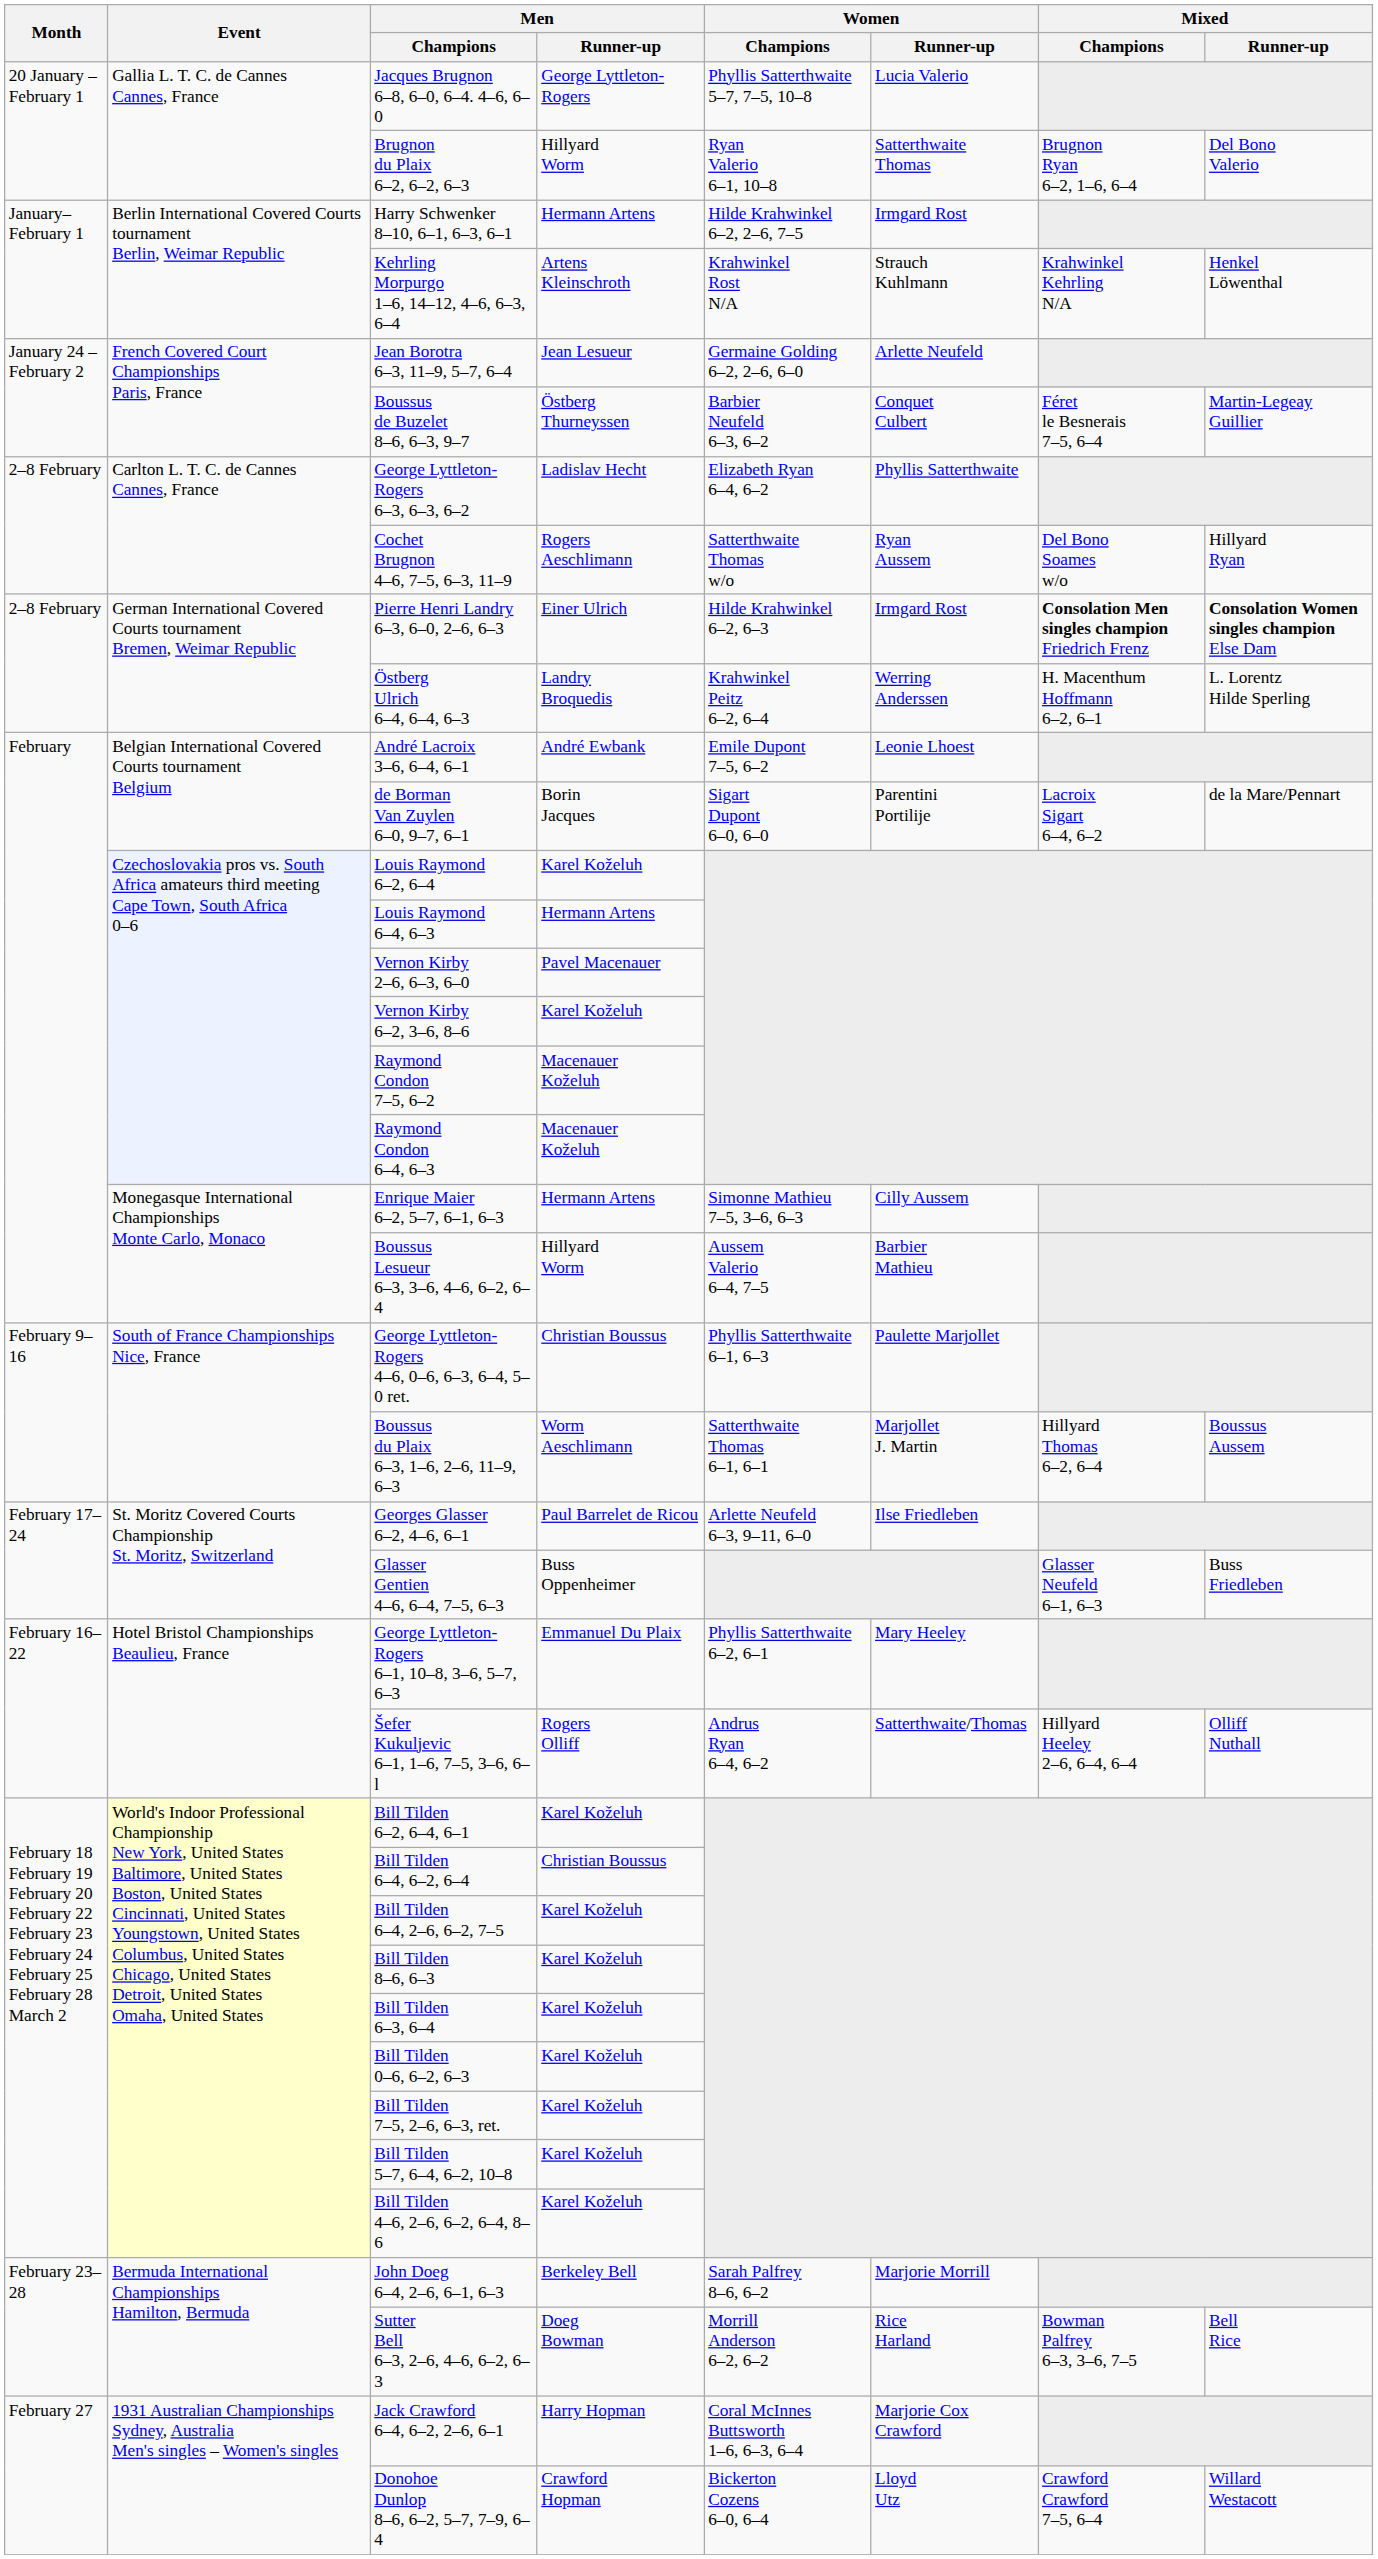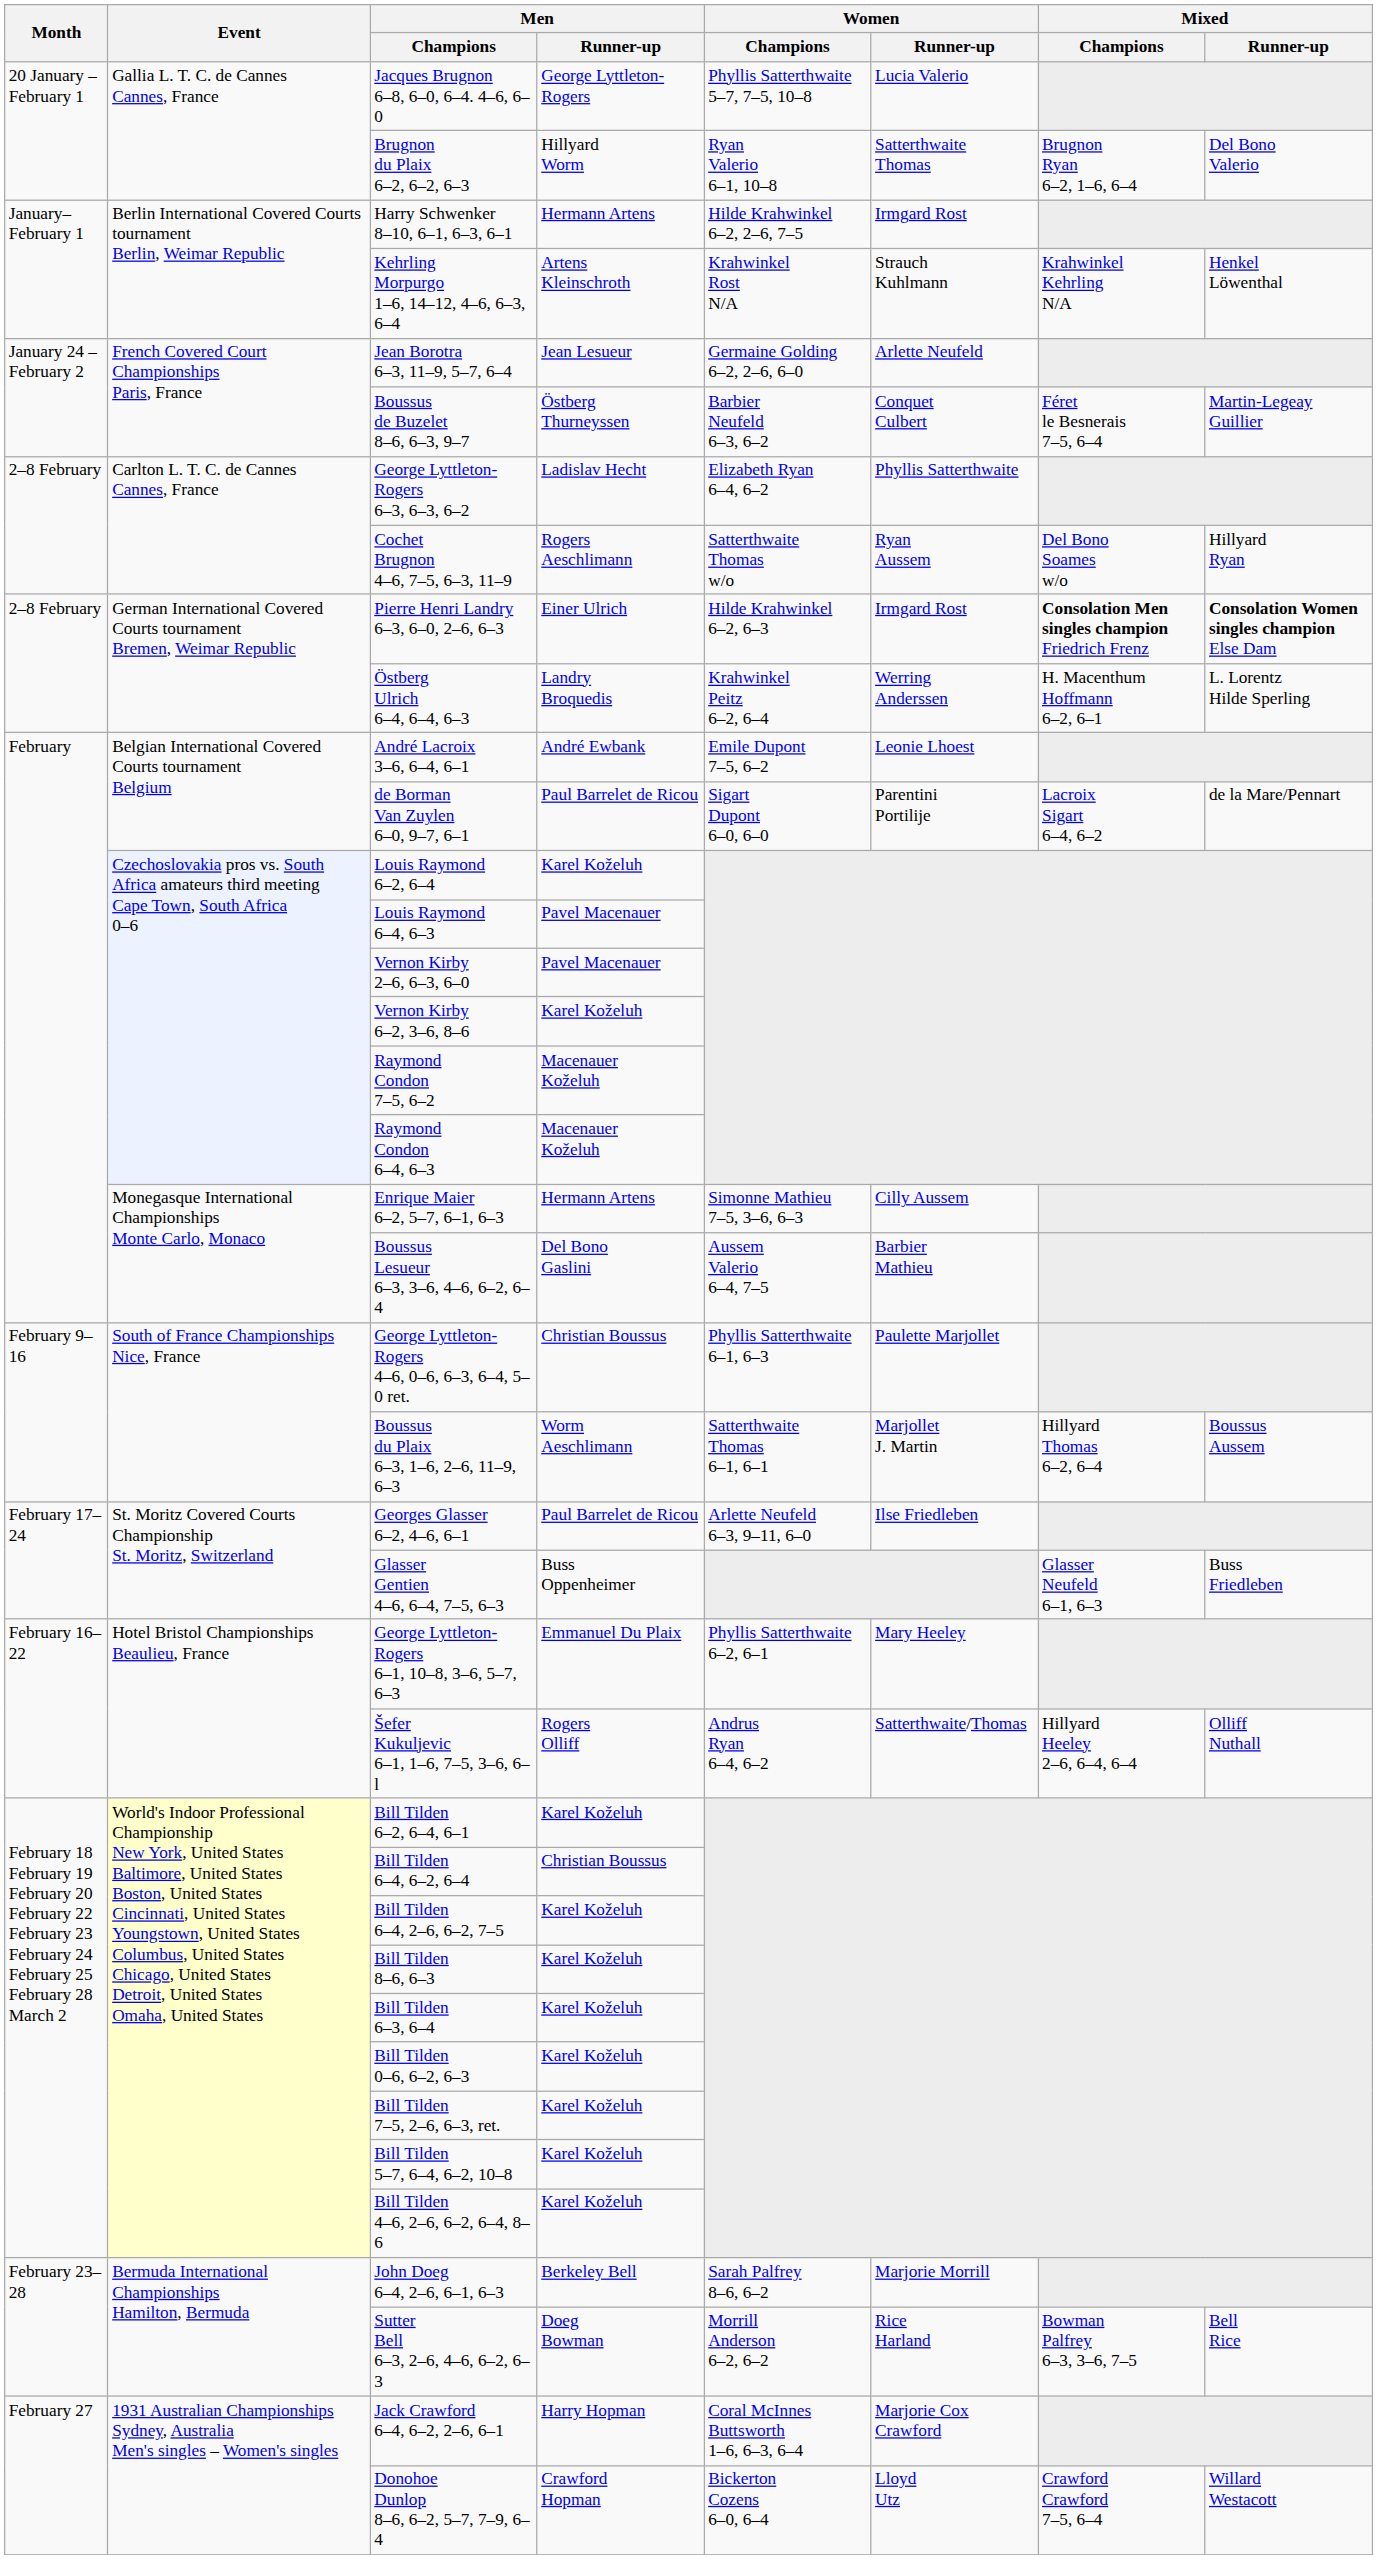(568, 805) Borin Jacques -> (620, 795) Paul Barrelet de Ricou
(598, 913) Hermann Artens -> (601, 913) Pavel Macenauer
(570, 1256) Hillyard Worm -> (575, 1256) Del Bono Gaslini
